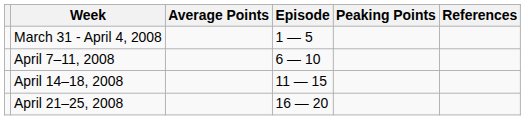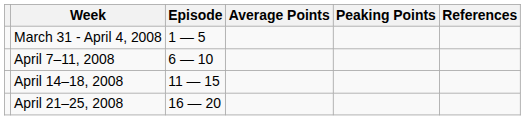columns swapped: (303, 15) <-> (219, 15)
